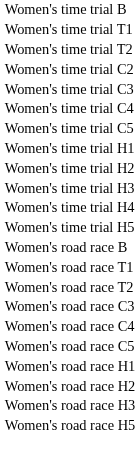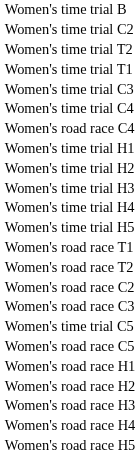rows swapped: (69, 29) <-> (69, 69)
rows swapped: (69, 128) <-> (70, 326)
- row: (66, 247)
+ row: (70, 287)
+ row: (70, 425)
